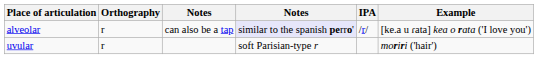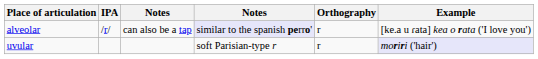columns swapped: (367, 12) <-> (131, 12)
(409, 45) no background -> (409, 45) lavender background
